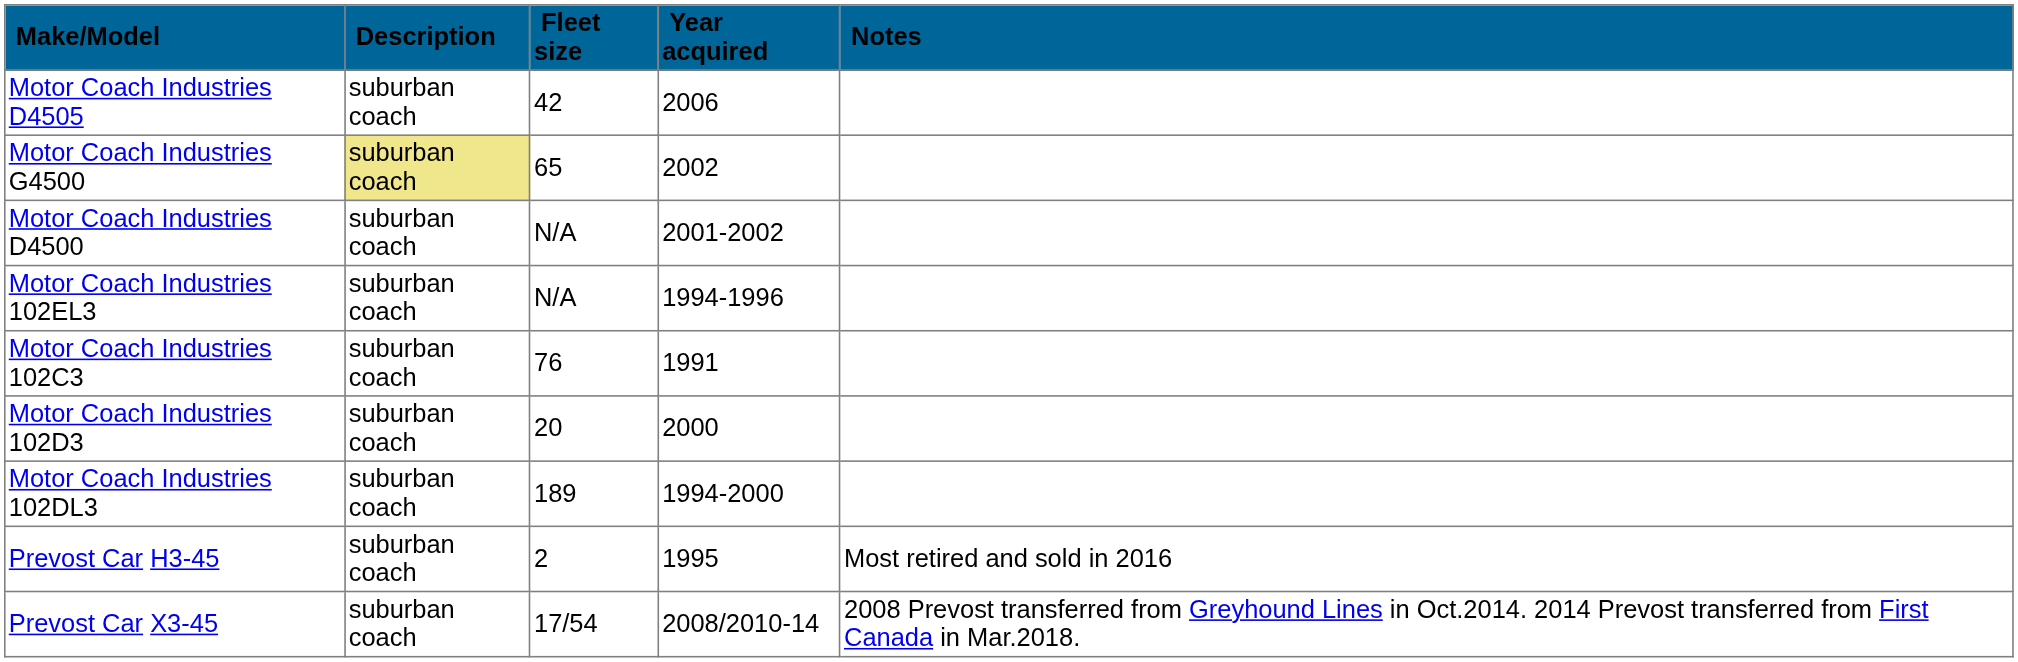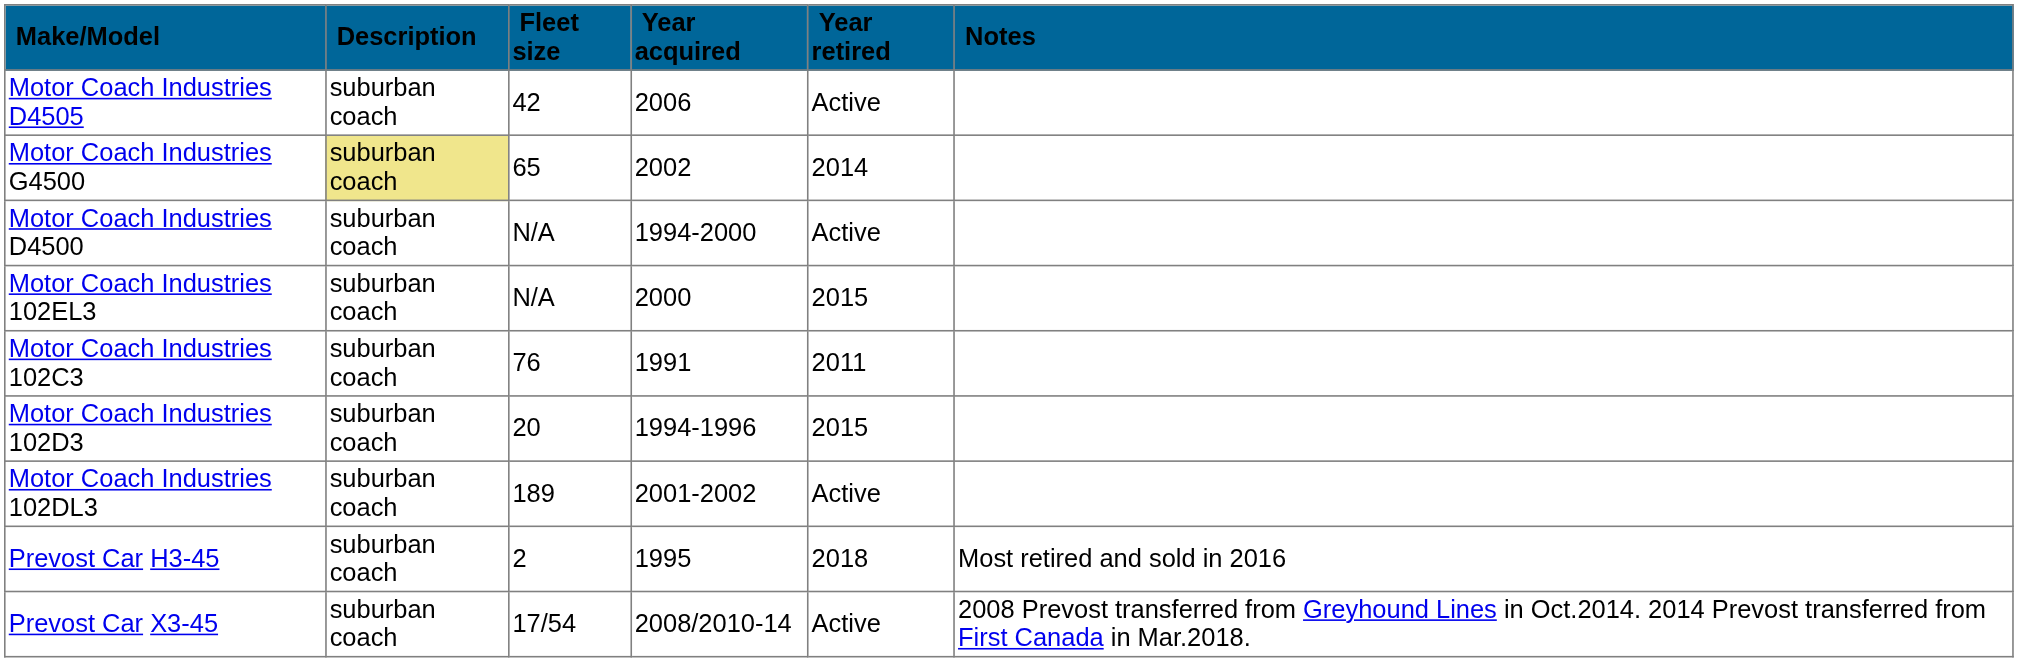+ column: (855, 37)
(723, 232) 2001-2002 -> (696, 232) 1994-2000
(723, 297) 1994-1996 -> (663, 297) 2000
(690, 428) 2000 -> (696, 428) 1994-1996
(723, 493) 1994-2000 -> (696, 493) 2001-2002
